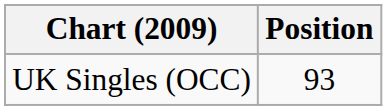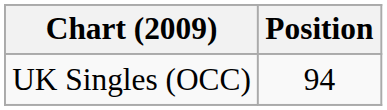(319, 79) 93 -> (319, 79) 94
